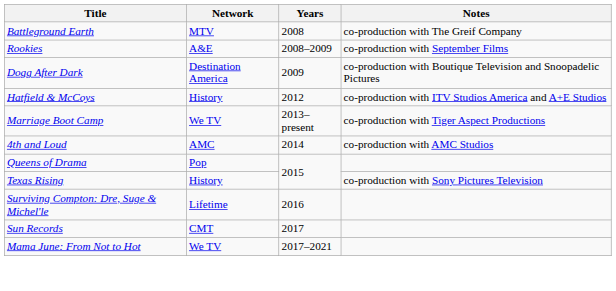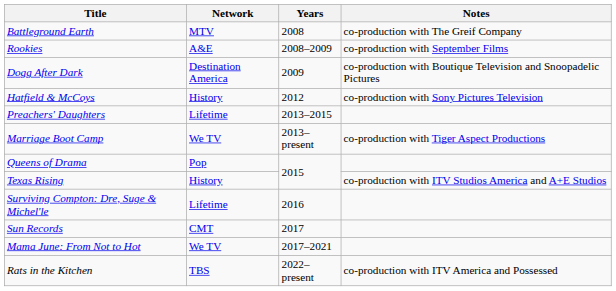(475, 97) co-production with ITV Studios America and A+E Studios -> (443, 97) co-production with Sony Pictures Television
+ row: (56, 114)
- row: (37, 145)
(443, 180) co-production with Sony Pictures Television -> (475, 180) co-production with ITV Studios America and A+E Studios
+ row: (50, 270)
